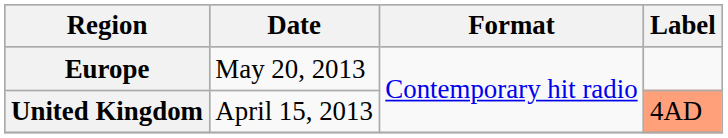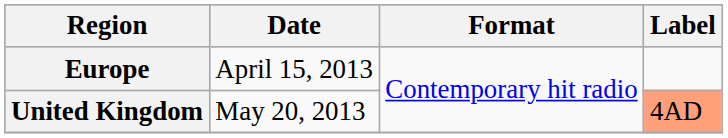(290, 68) May 20, 2013 -> (294, 68) April 15, 2013
(294, 111) April 15, 2013 -> (290, 111) May 20, 2013
